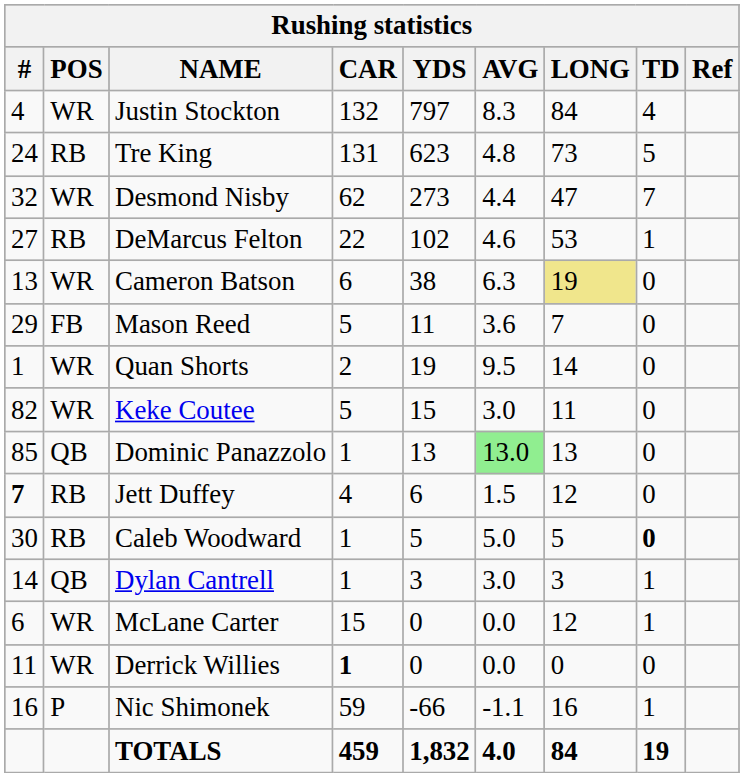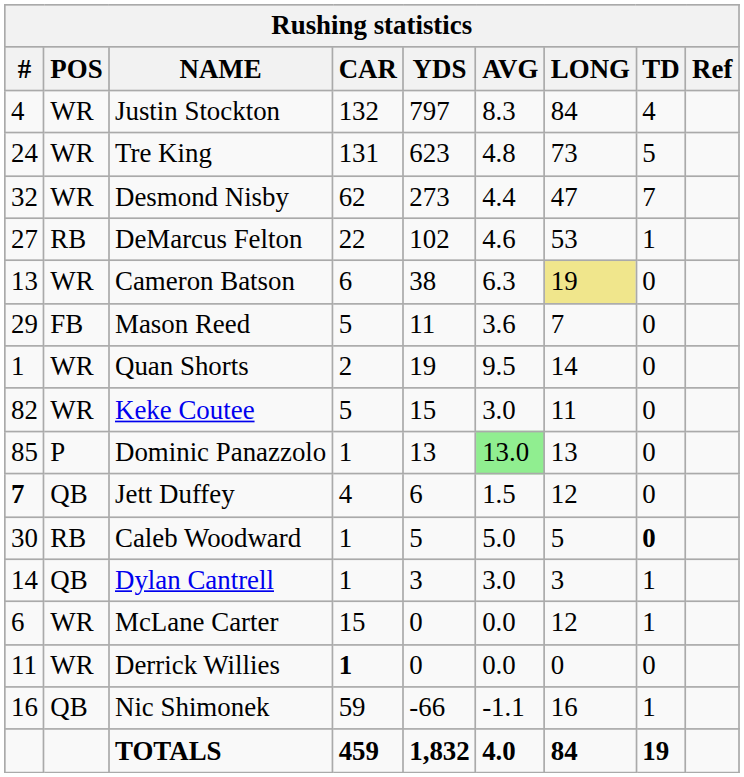(68, 153) RB -> (72, 153) WR
(69, 452) QB -> (58, 452) P
(68, 494) RB -> (69, 494) QB
(58, 707) P -> (69, 707) QB
